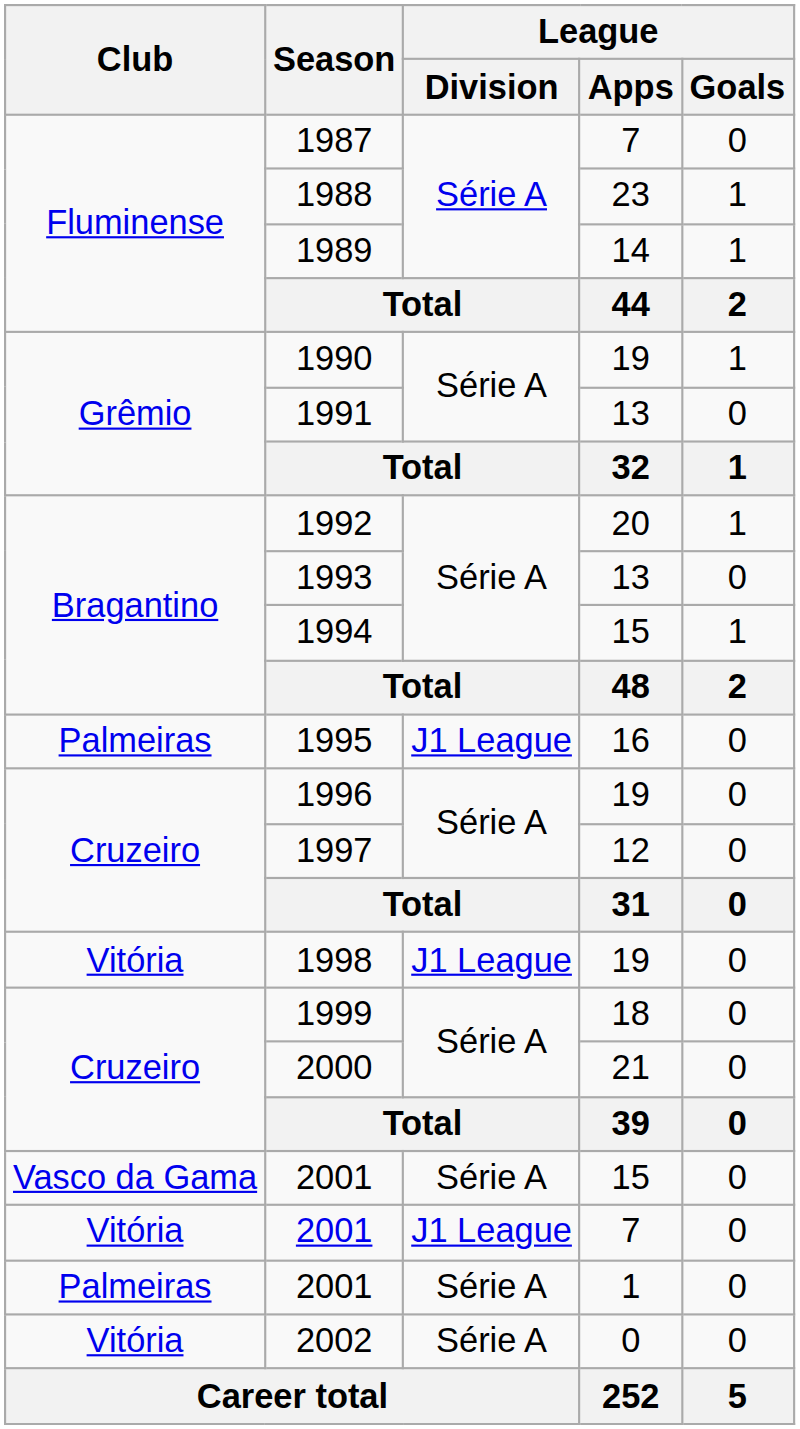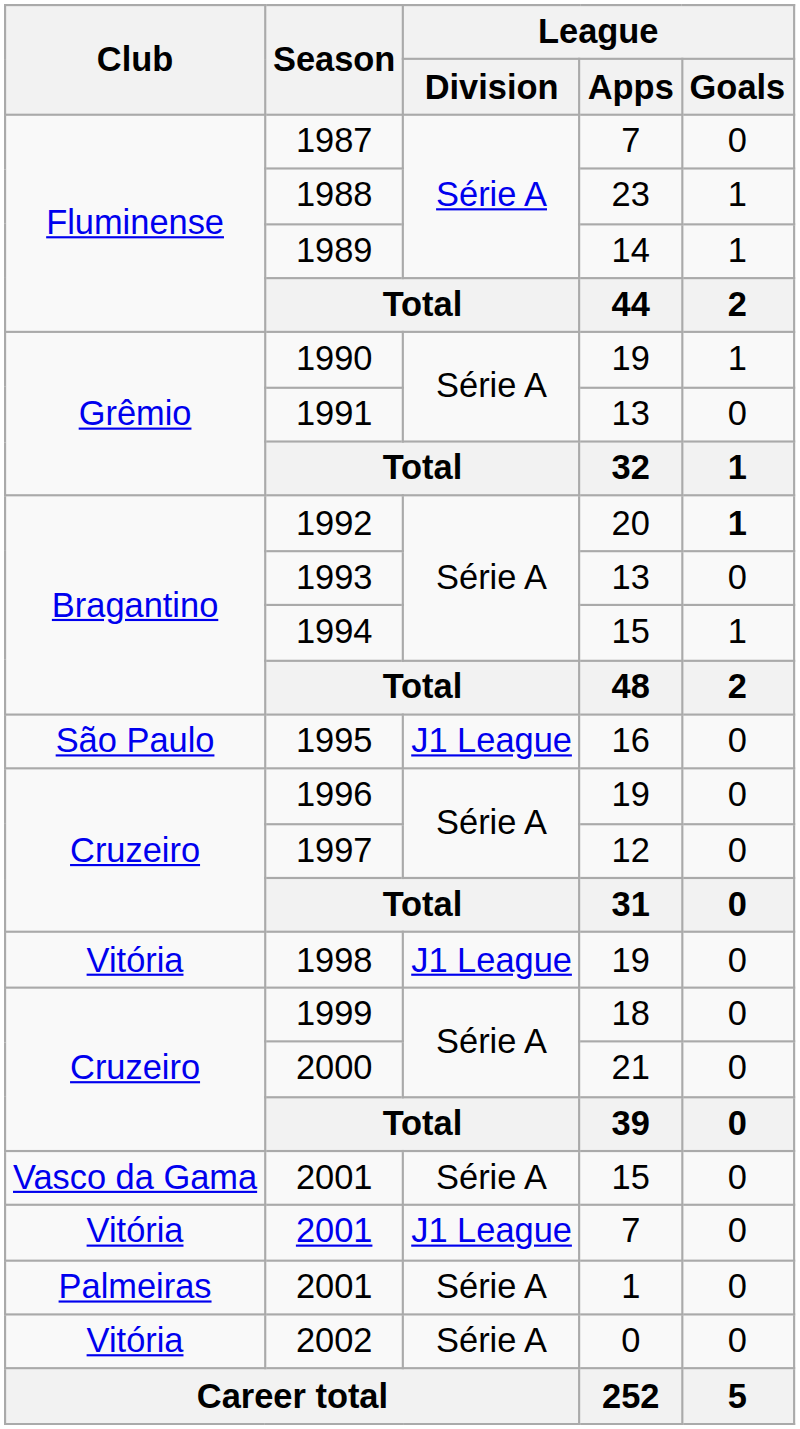(737, 522) normal -> (737, 522) bold
(135, 741) Palmeiras -> (135, 741) São Paulo
